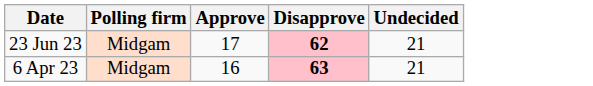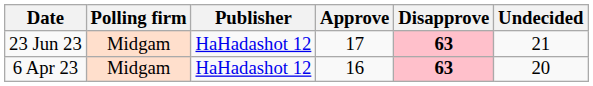+ column: (253, 17)
(319, 43) 62 -> (444, 43) 63
(416, 69) 21 -> (541, 69) 20
